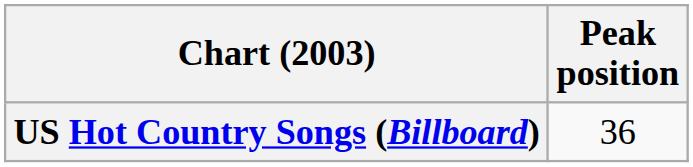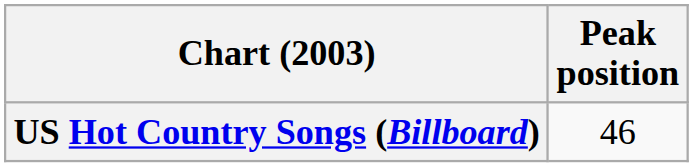(618, 131) 36 -> (618, 131) 46
